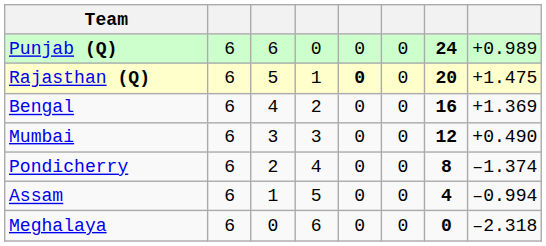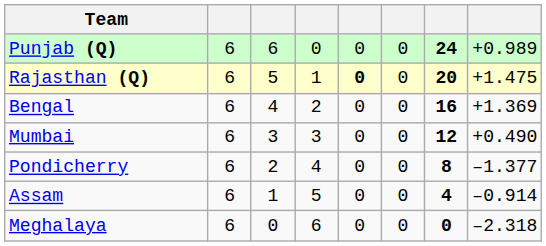(505, 167) –1.374 -> (505, 167) –1.377
(505, 196) –0.994 -> (505, 196) –0.914
